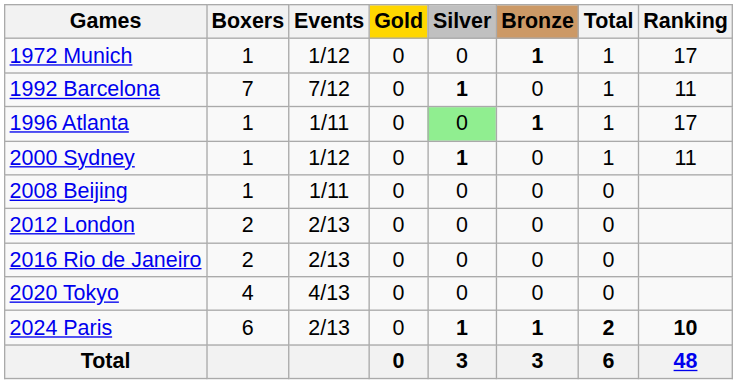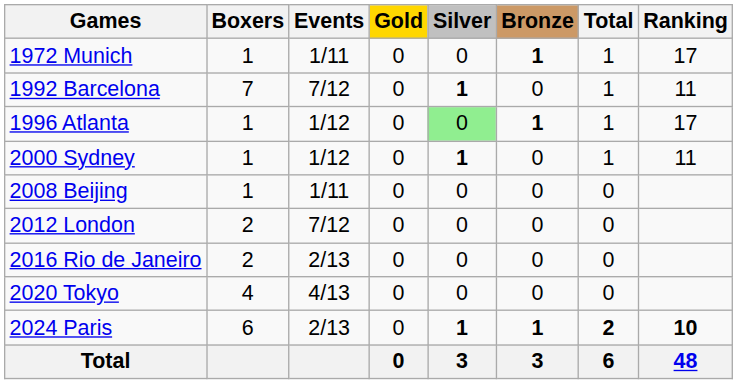(329, 55) 1/12 -> (329, 55) 1/11
(329, 123) 1/11 -> (329, 123) 1/12
(329, 225) 2/13 -> (329, 225) 7/12
